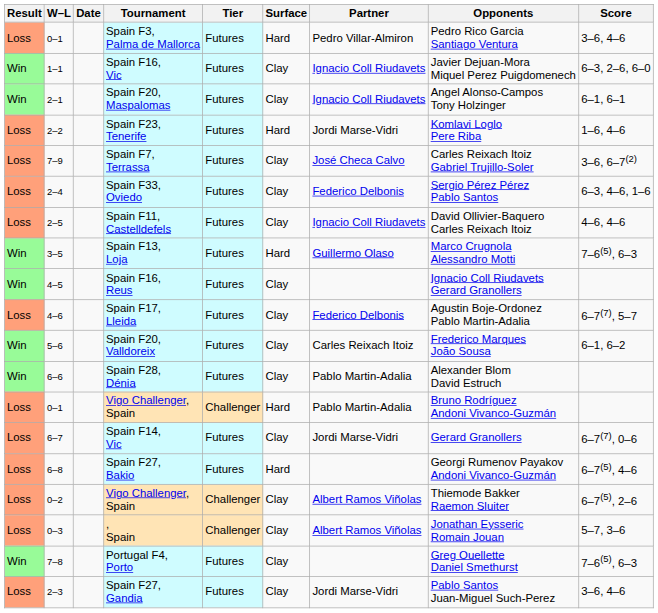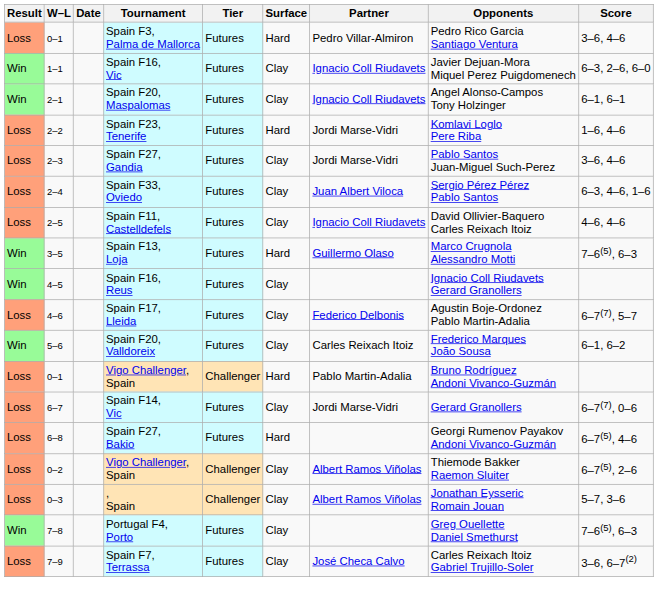rows swapped: (55, 592) <-> (55, 161)
(358, 191) Federico Delbonis -> (358, 191) Juan Albert Viloca
- row: (55, 377)
